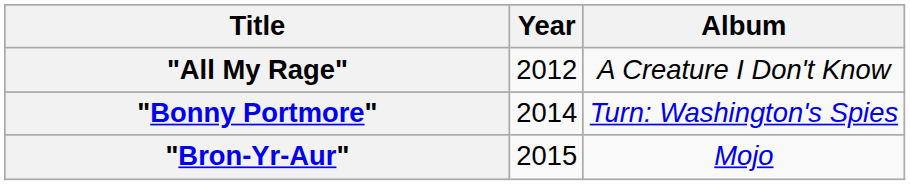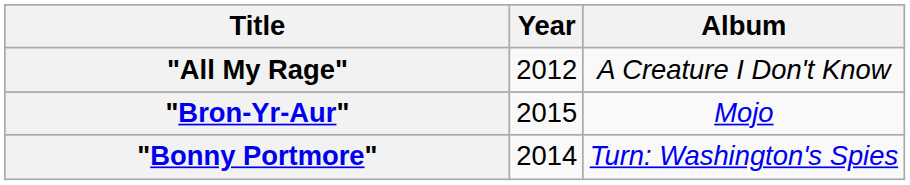rows swapped: (257, 112) <-> (257, 156)
